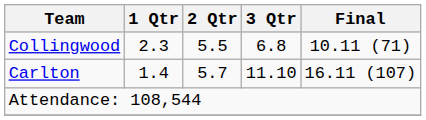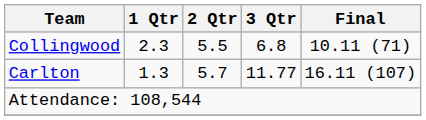(154, 74) 1.4 -> (154, 74) 1.3
(271, 74) 11.10 -> (271, 74) 11.77
